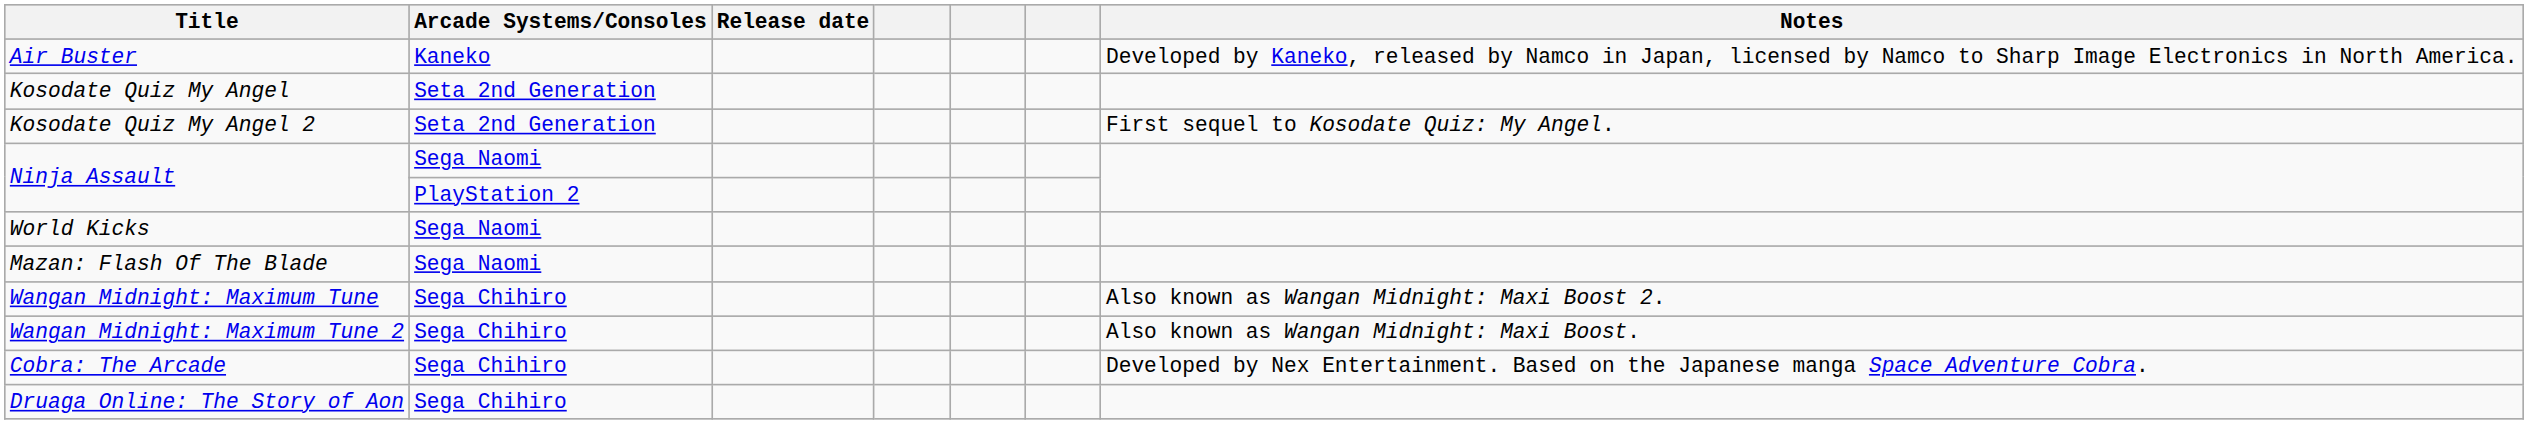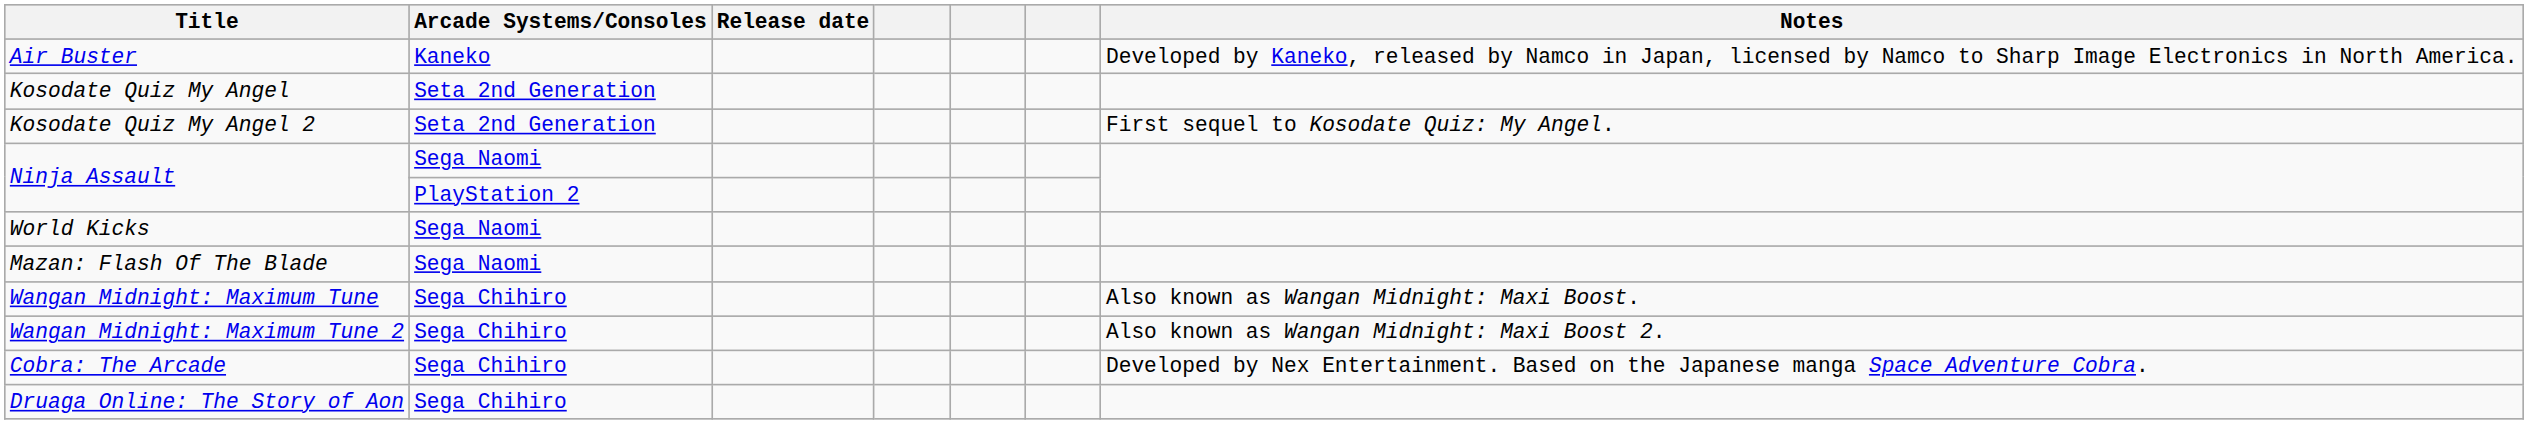(1386, 298) Also known as Wangan Midnight: Maxi Boost 2. -> (1373, 298) Also known as Wangan Midnight: Maxi Boost.
(1373, 333) Also known as Wangan Midnight: Maxi Boost. -> (1386, 333) Also known as Wangan Midnight: Maxi Boost 2.
